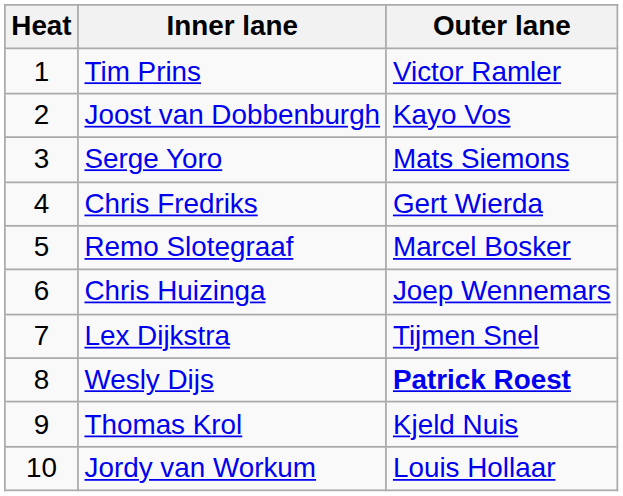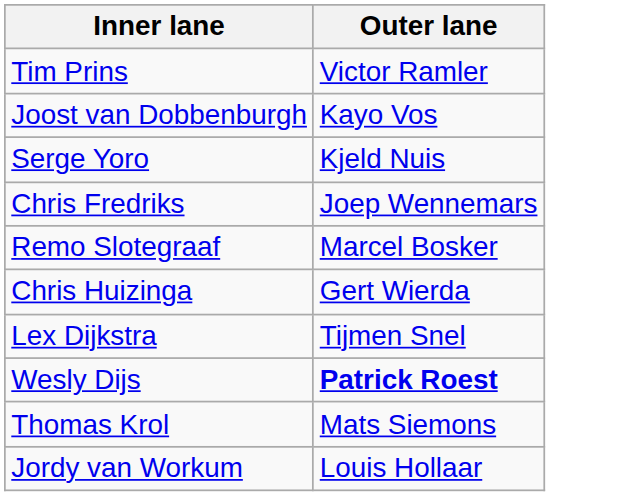- column: (41, 26)
(481, 159) Mats Siemons -> (382, 159) Kjeld Nuis
(468, 203) Gert Wierda -> (429, 203) Joep Wennemars
(502, 291) Joep Wennemars -> (395, 291) Gert Wierda
(456, 423) Kjeld Nuis -> (408, 423) Mats Siemons
